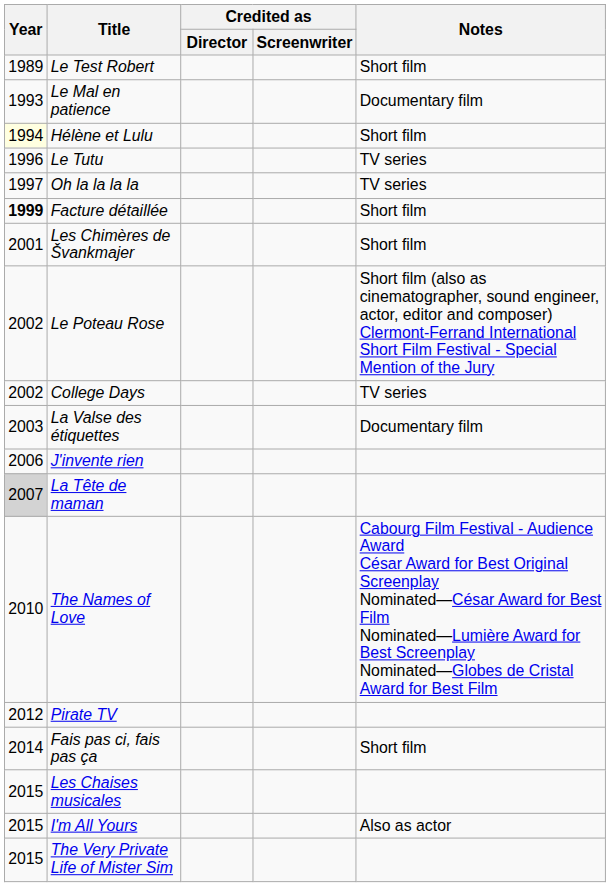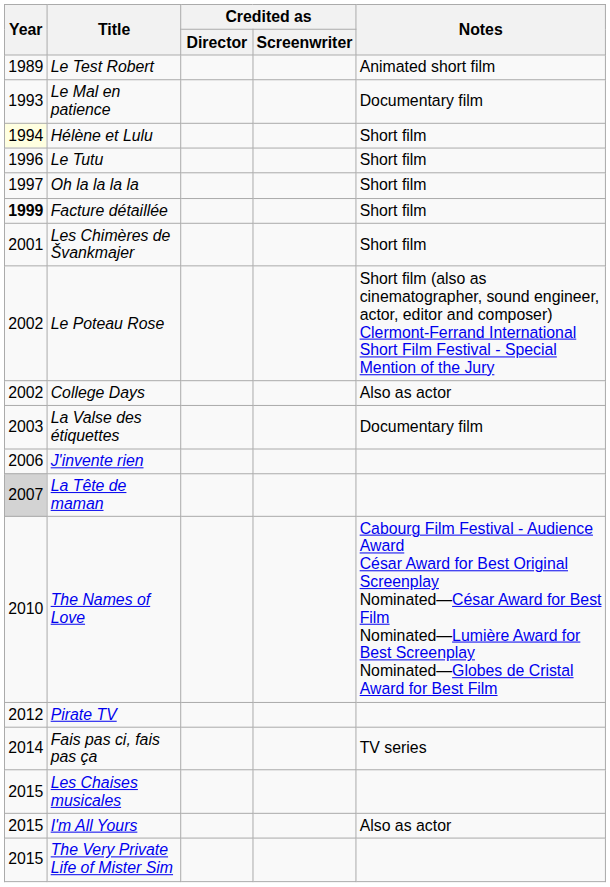(393, 67) Short film -> (427, 67) Animated short film
(393, 160) TV series -> (393, 160) Short film
(393, 185) TV series -> (393, 185) Short film
(393, 393) TV series -> (405, 393) Also as actor
(393, 748) Short film -> (393, 748) TV series
